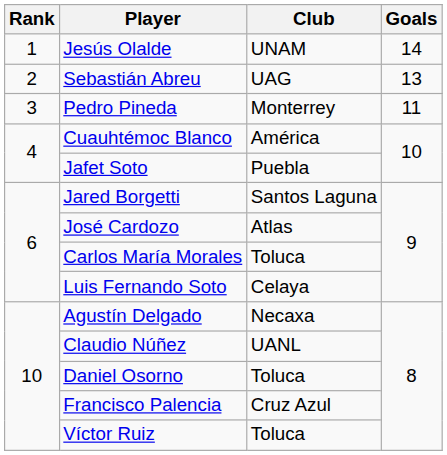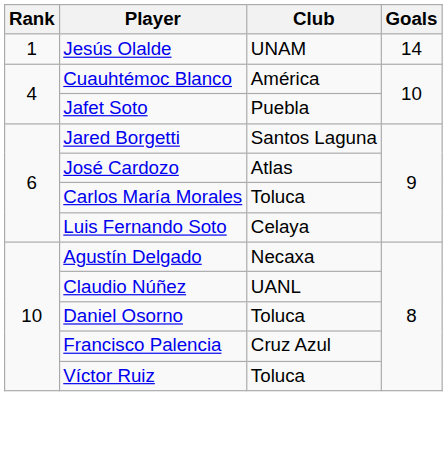- row: (132, 78)
- row: (120, 108)
